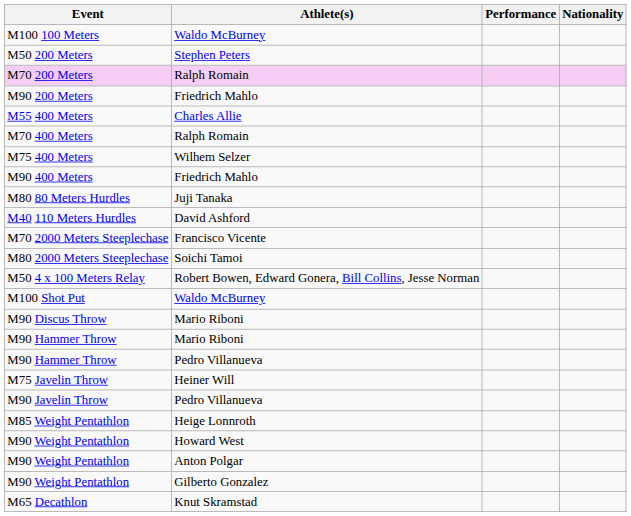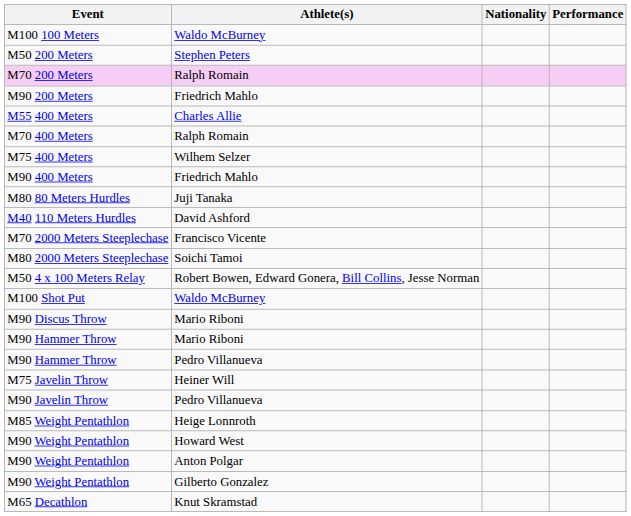columns swapped: (593, 14) <-> (521, 14)
